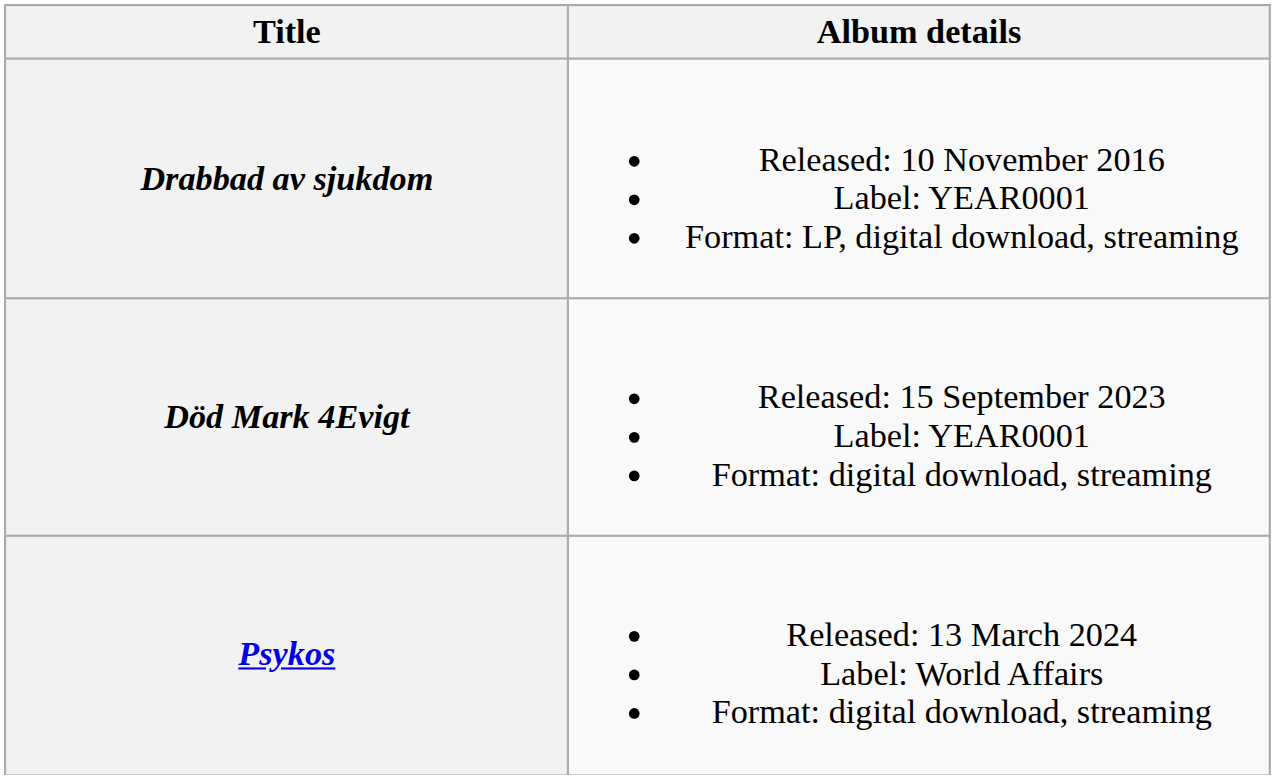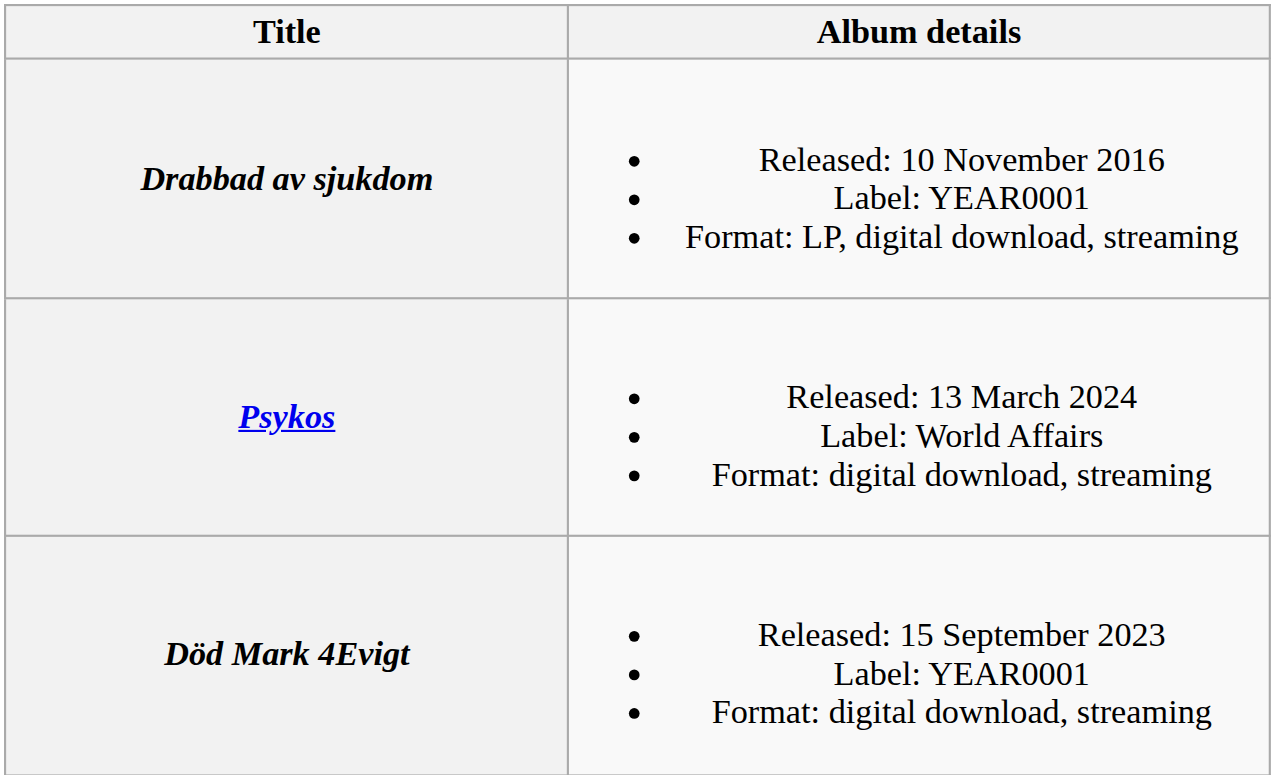rows swapped: (287, 416) <-> (287, 654)
